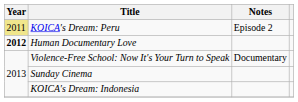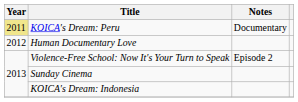(253, 27) Episode 2 -> (260, 27) Documentary
(16, 43) bold -> (16, 43) normal
(260, 58) Documentary -> (253, 58) Episode 2
